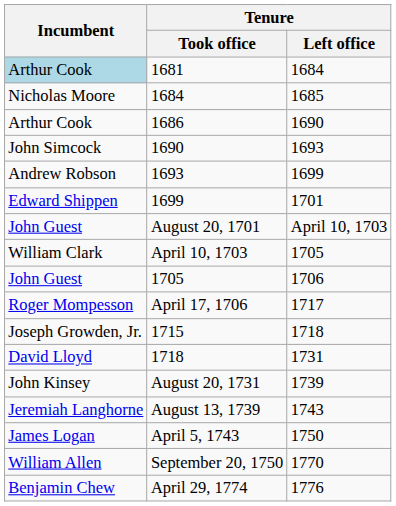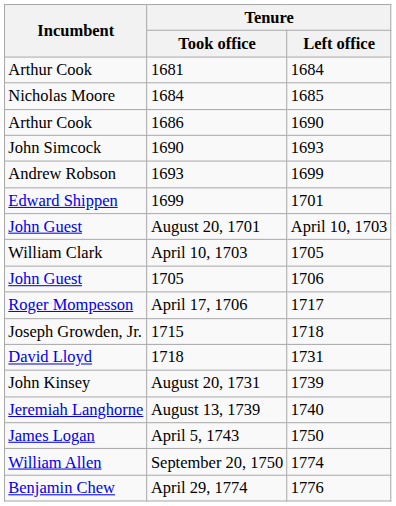(50, 69) lightblue background -> (50, 69) no background
(307, 409) 1743 -> (307, 409) 1740
(307, 461) 1770 -> (307, 461) 1774
